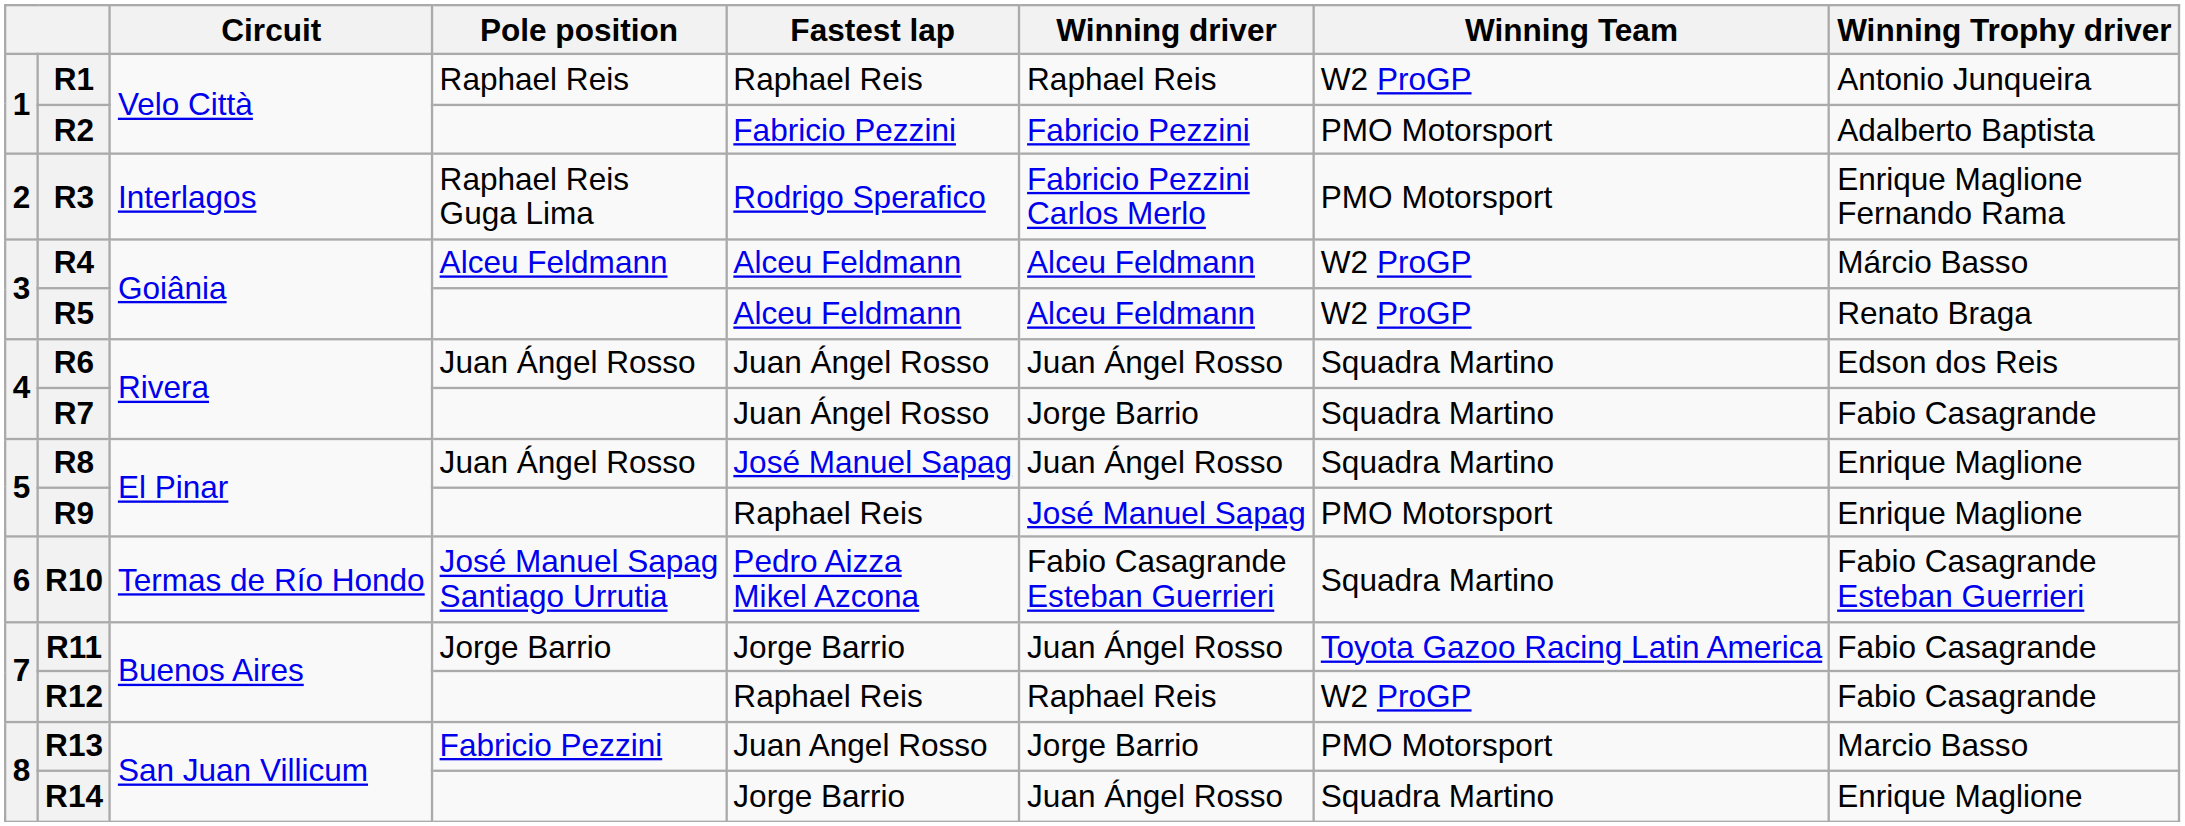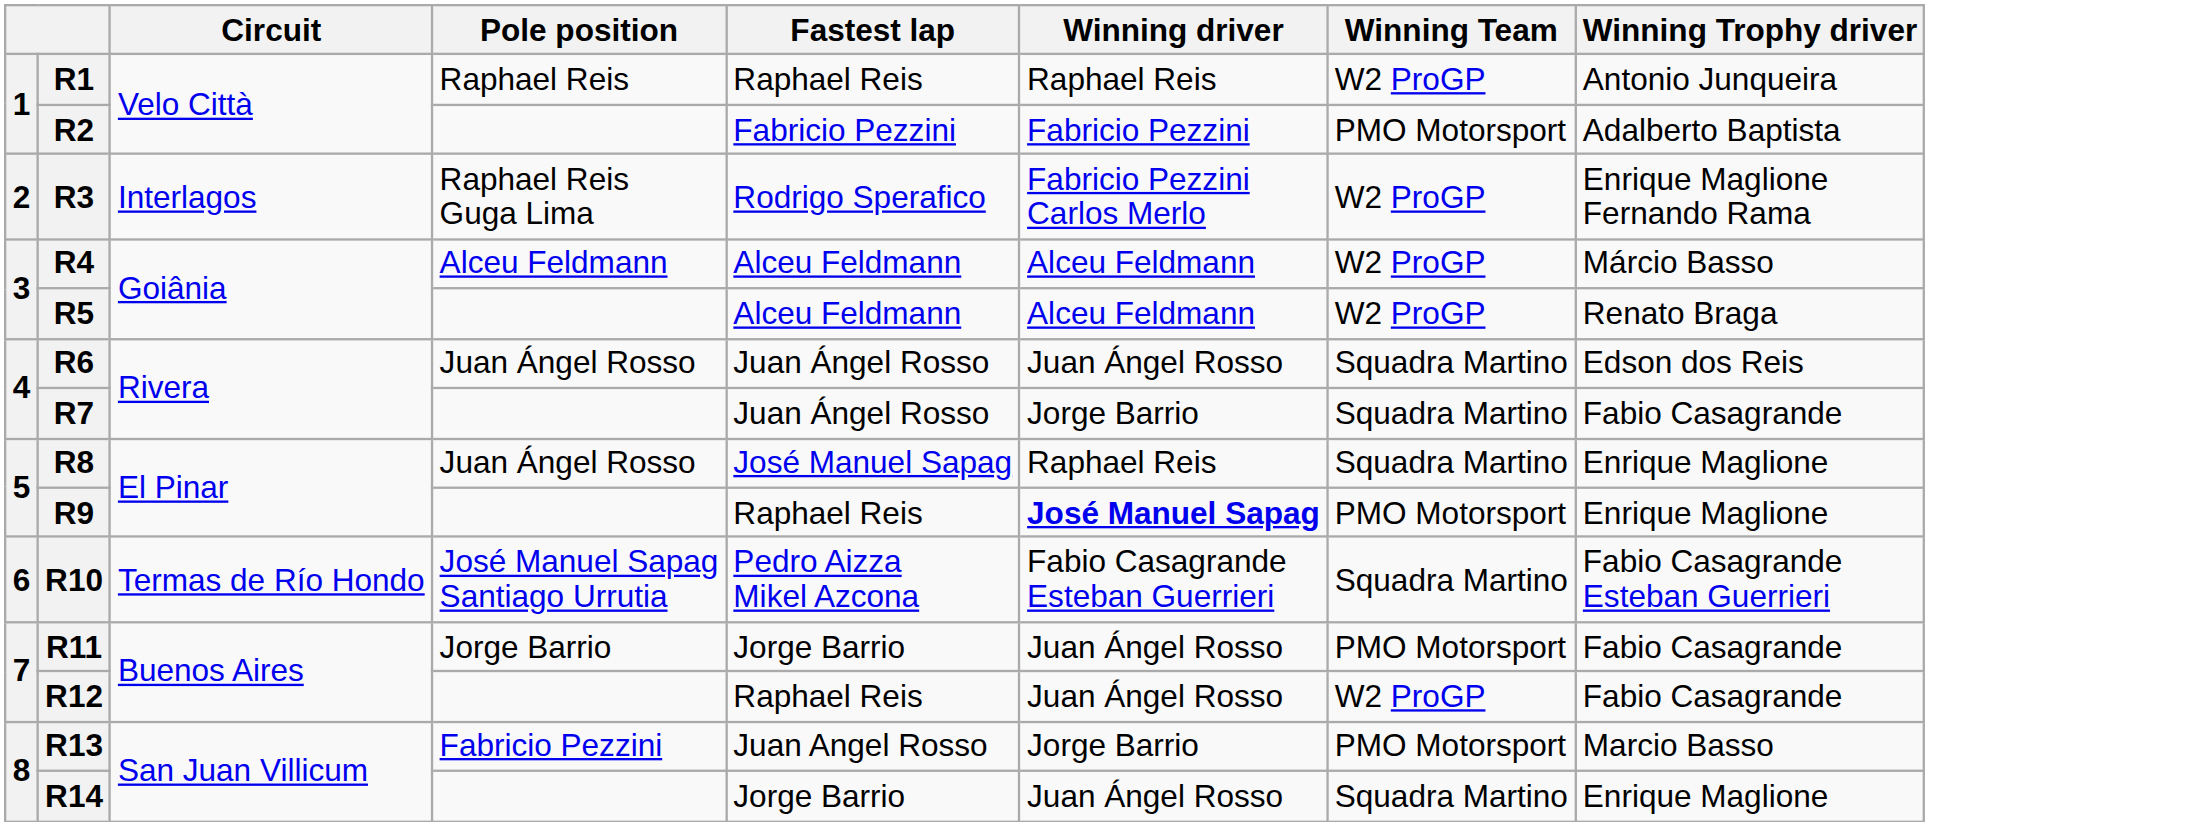(1436, 196) PMO Motorsport -> (1410, 196) W2 ProGP
(1155, 462) Juan Ángel Rosso -> (1122, 462) Raphael Reis
(1166, 512) normal -> (1173, 512) bold
(1572, 646) Toyota Gazoo Racing Latin America -> (1450, 646) PMO Motorsport
(1122, 696) Raphael Reis -> (1155, 696) Juan Ángel Rosso
